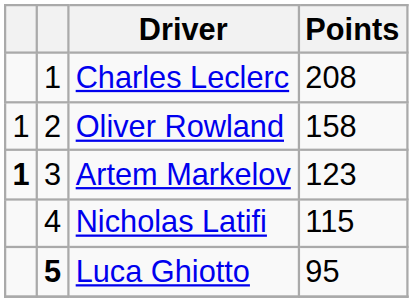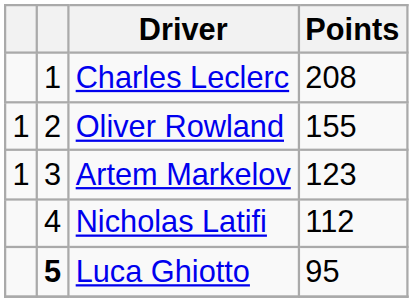(331, 126) 158 -> (331, 126) 155
(21, 174) bold -> (21, 174) normal
(330, 223) 115 -> (330, 223) 112
